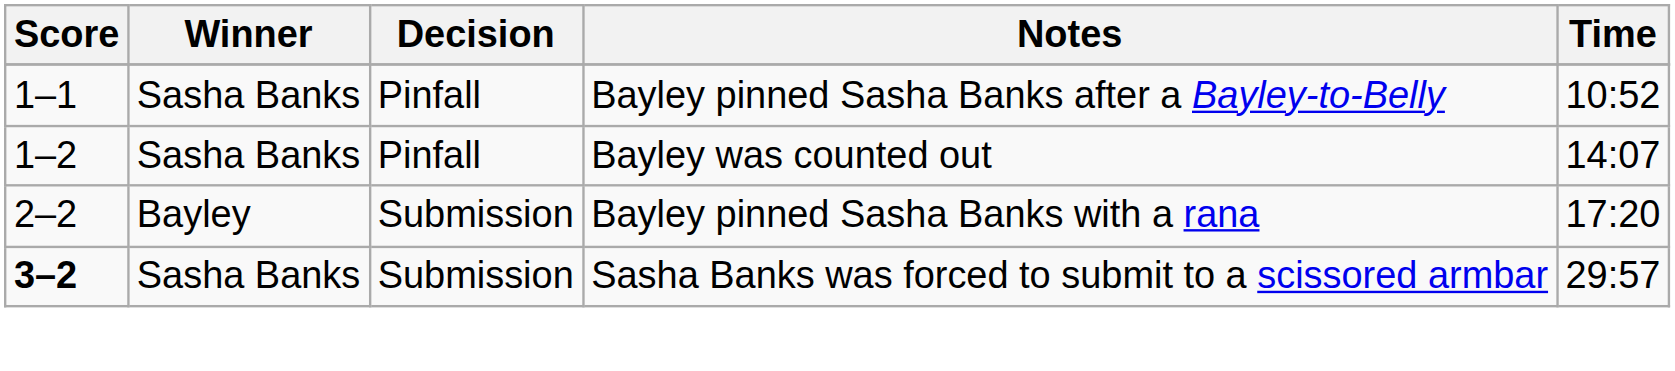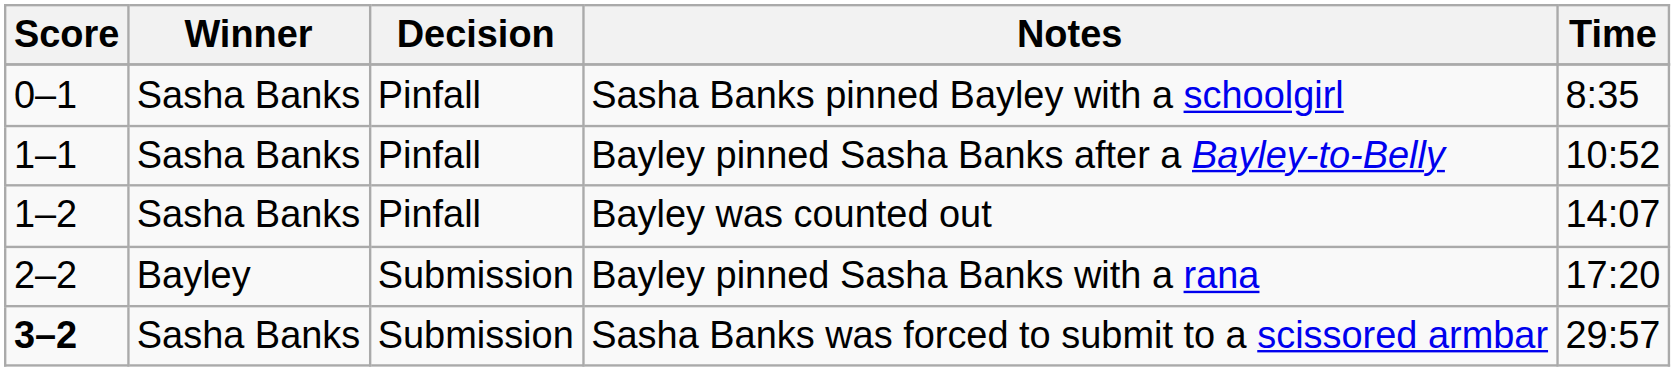+ row: (967, 94)
